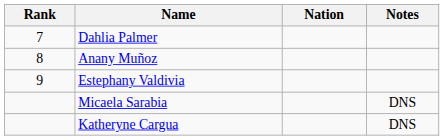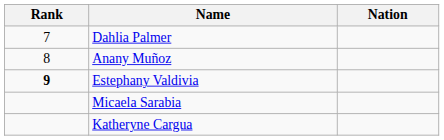- column: (402, 15)
(40, 80) normal -> (47, 80) bold
